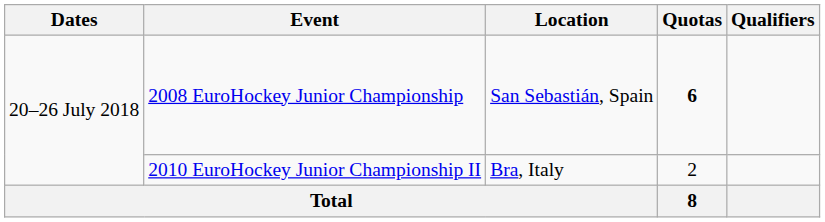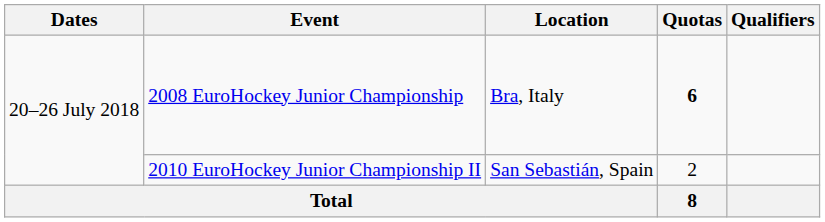(572, 94) San Sebastián, Spain -> (527, 94) Bra, Italy
(527, 169) Bra, Italy -> (572, 169) San Sebastián, Spain
